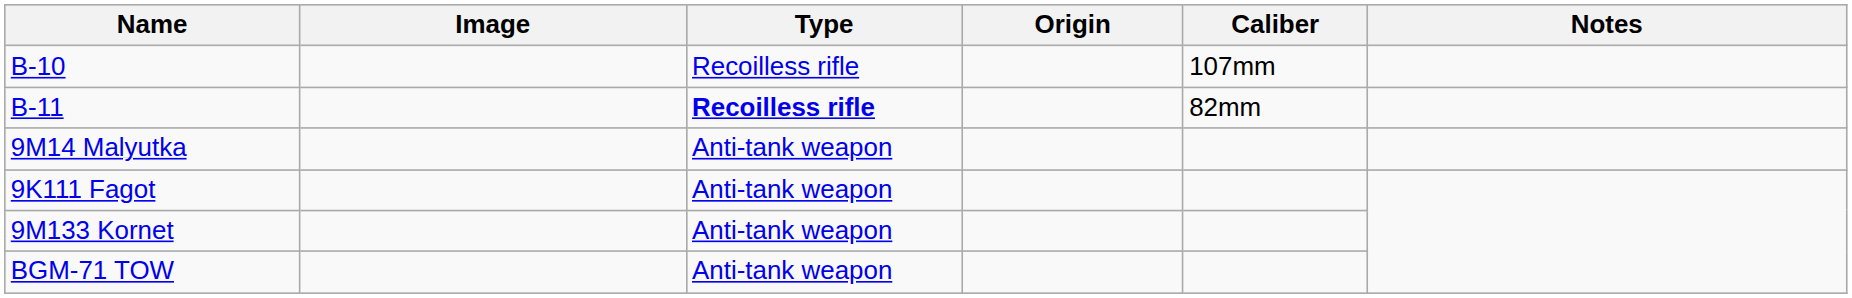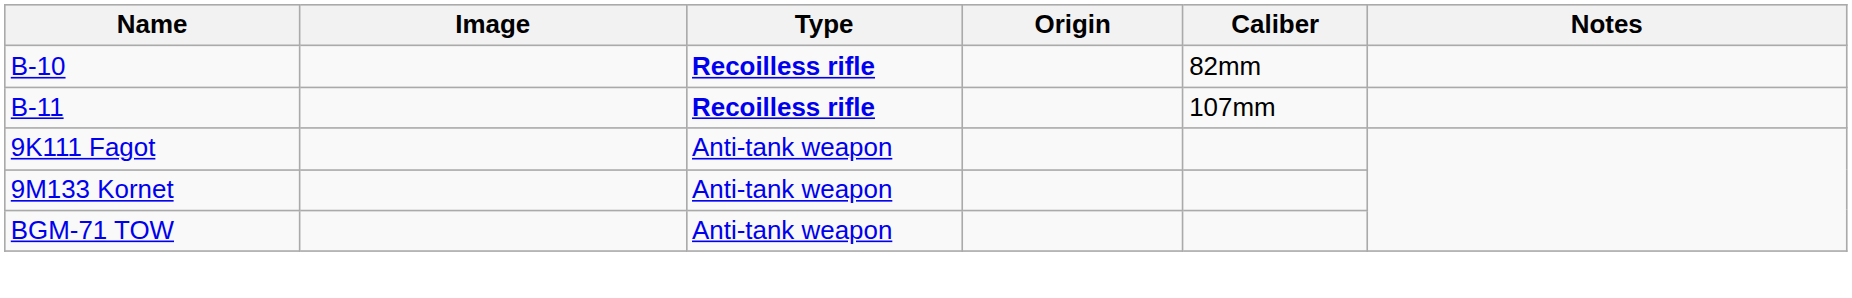(776, 66) normal -> (784, 66) bold
(1232, 66) 107mm -> (1225, 66) 82mm
(1225, 107) 82mm -> (1232, 107) 107mm
- row: (99, 148)
